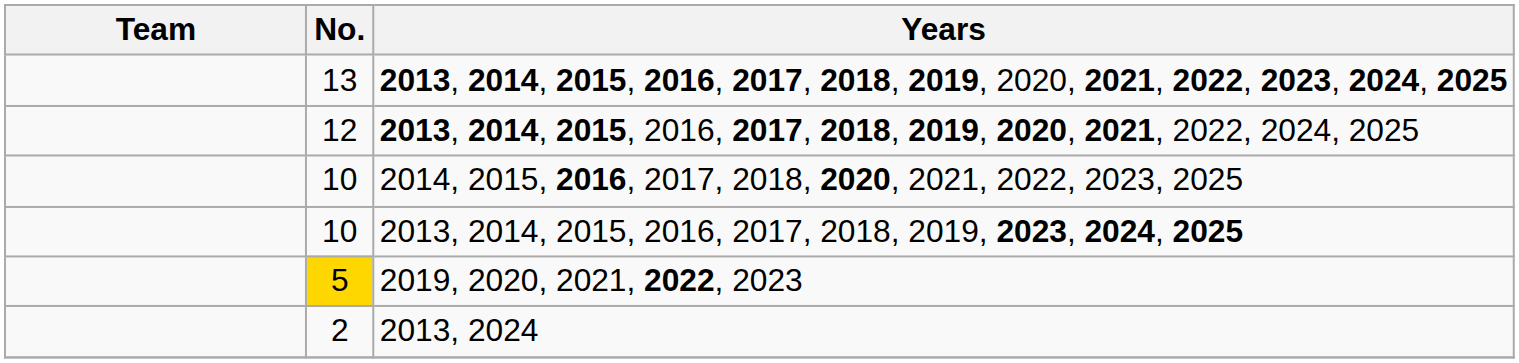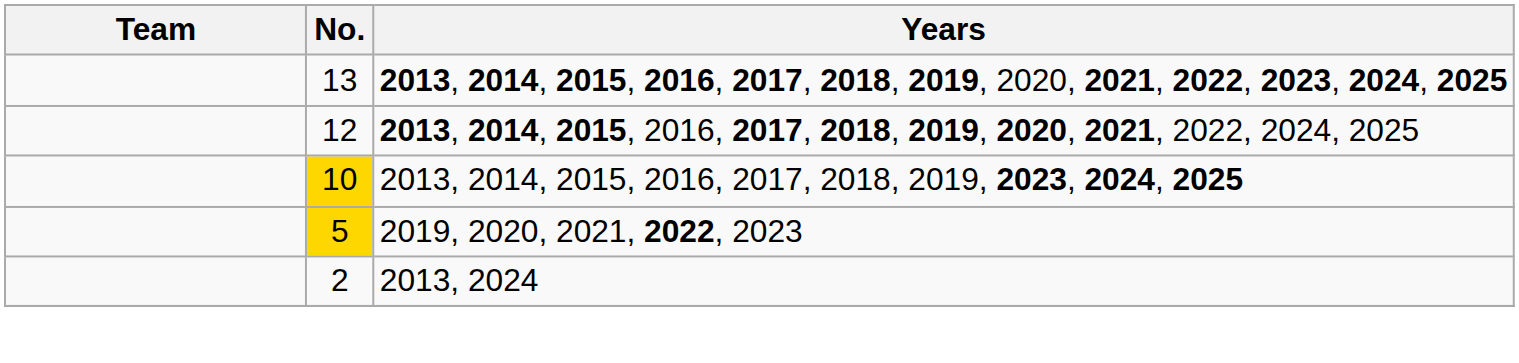- row: (811, 180)
(340, 230) no background -> (340, 180) gold background
